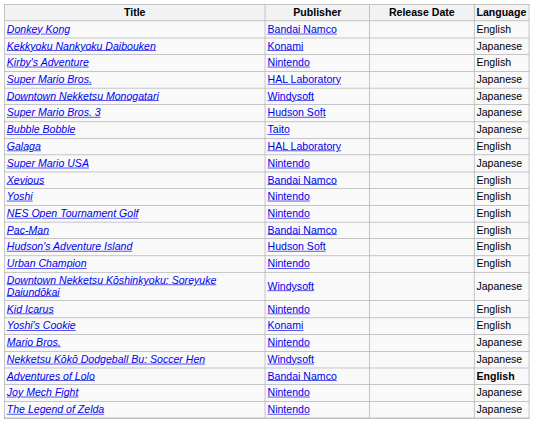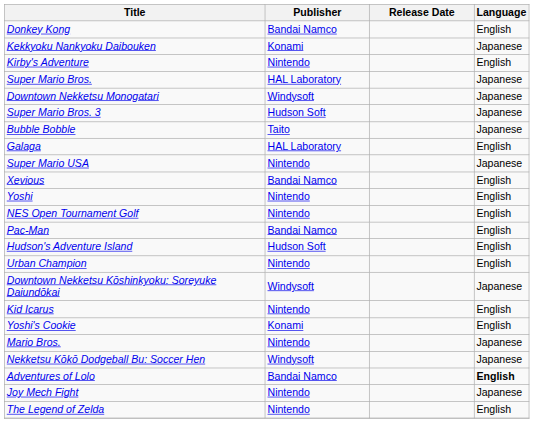(499, 409) Japanese -> (494, 409) English
